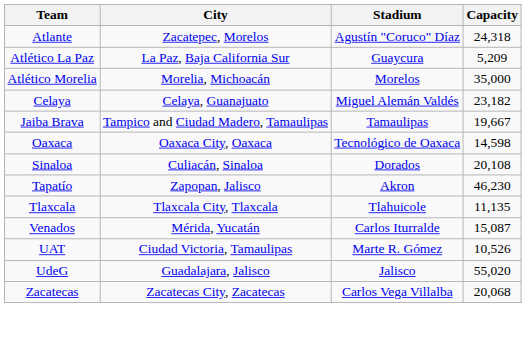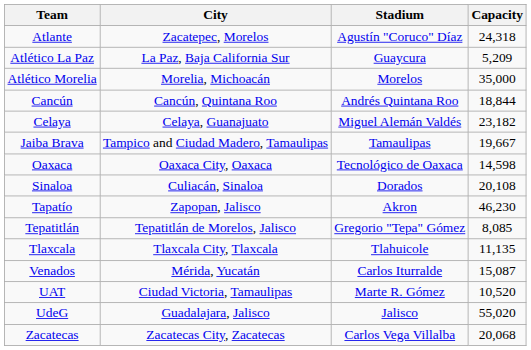+ row: (52, 100)
+ row: (52, 228)
(492, 249) 10,526 -> (497, 292) 10,520
